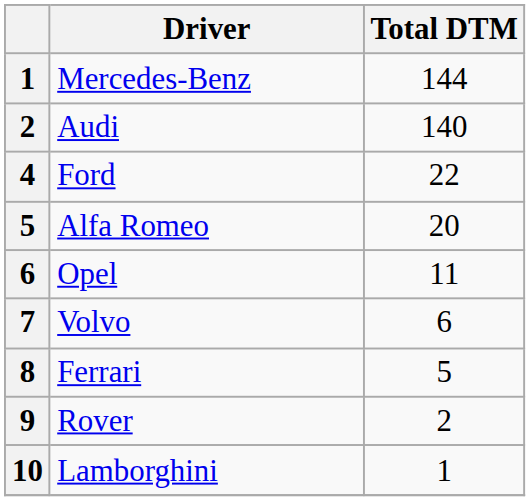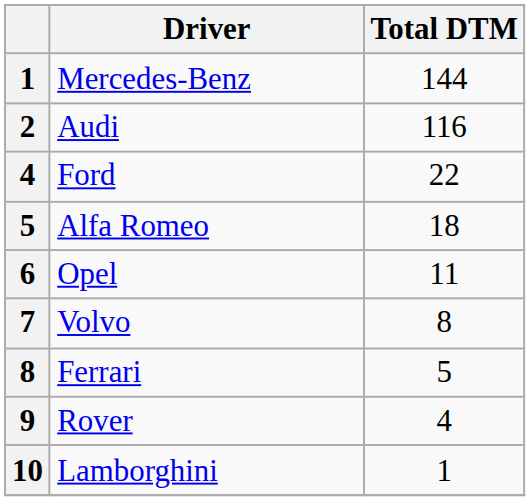(444, 126) 140 -> (444, 126) 116
(444, 224) 20 -> (444, 224) 18
(444, 322) 6 -> (444, 322) 8
(444, 420) 2 -> (444, 420) 4
